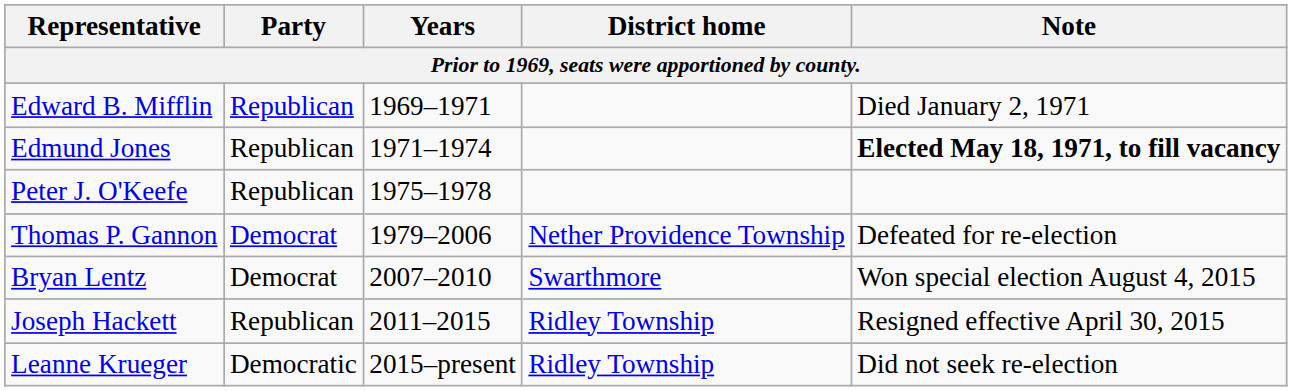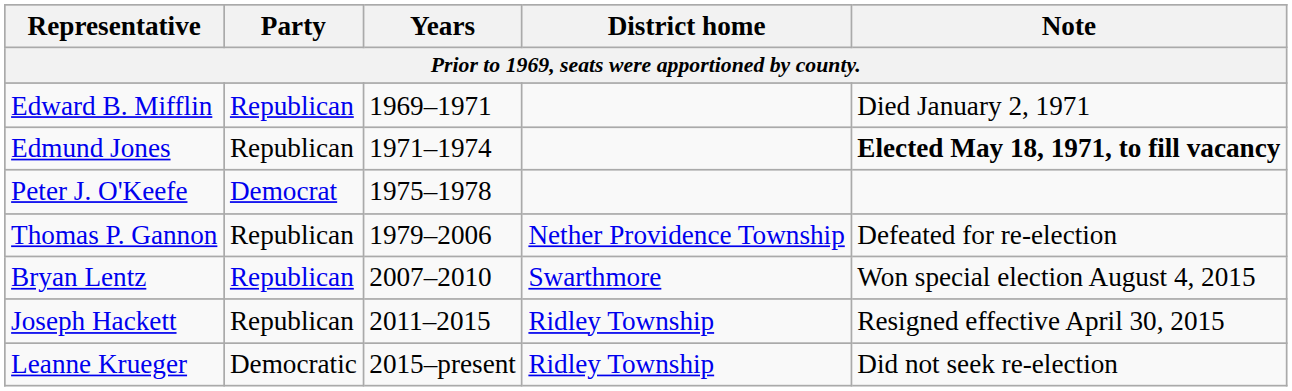(292, 191) Republican -> (284, 191) Democrat
(284, 234) Democrat -> (292, 234) Republican
(284, 277) Democrat -> (292, 277) Republican
